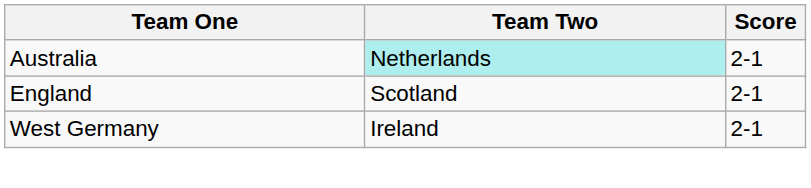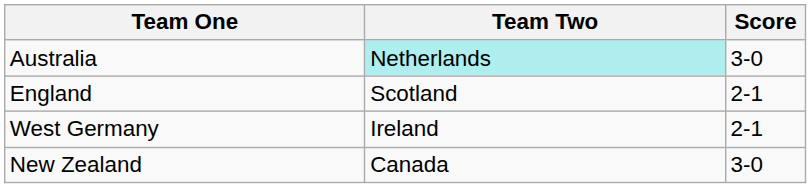(747, 57) 2-1 -> (747, 57) 3-0
+ row: (76, 164)
